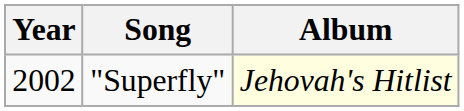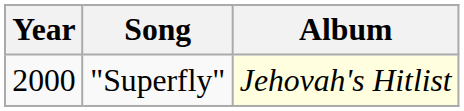(44, 79) 2002 -> (44, 79) 2000
